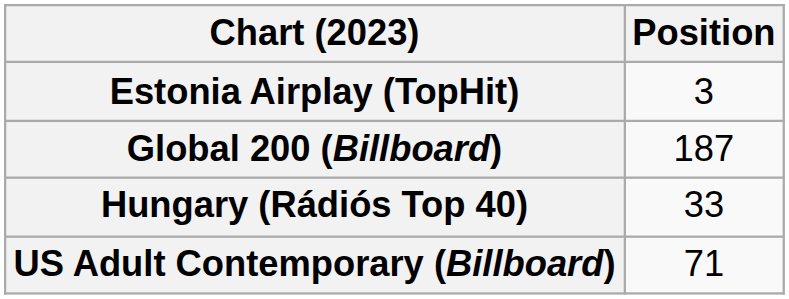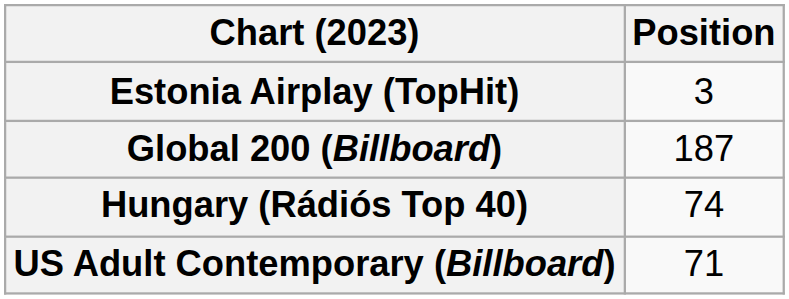(704, 206) 33 -> (704, 206) 74
